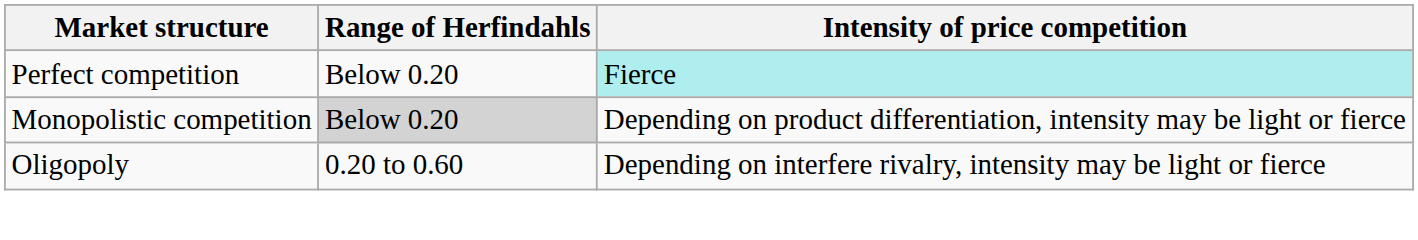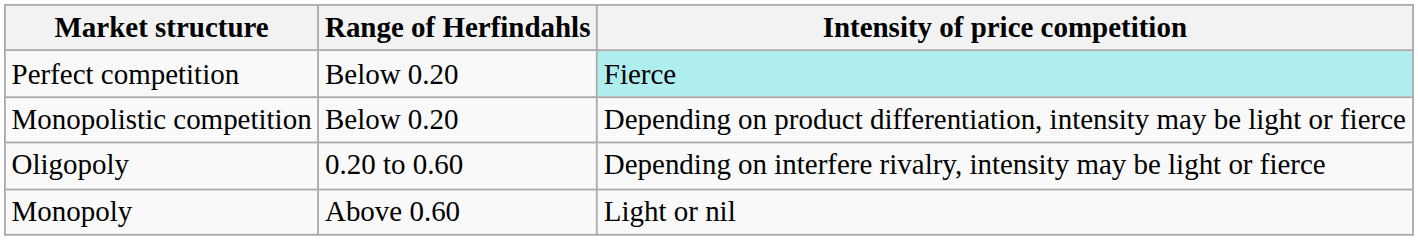(392, 119) lightgrey background -> (392, 119) no background
+ row: (72, 211)
